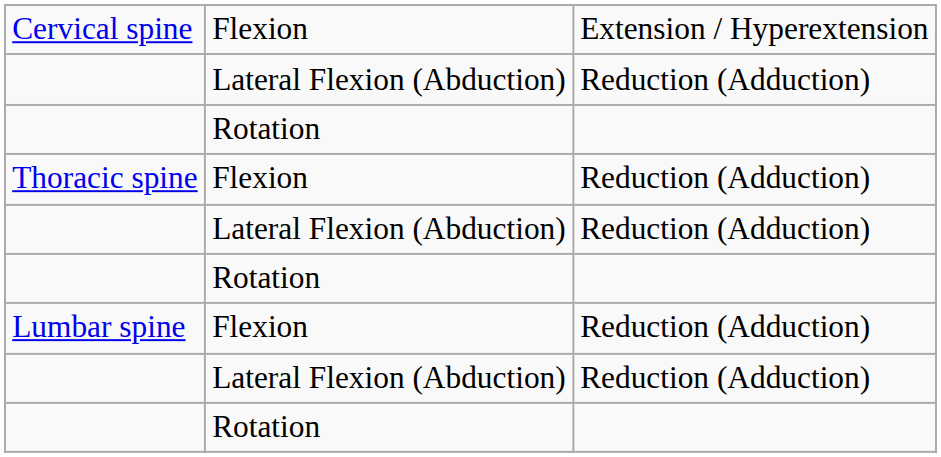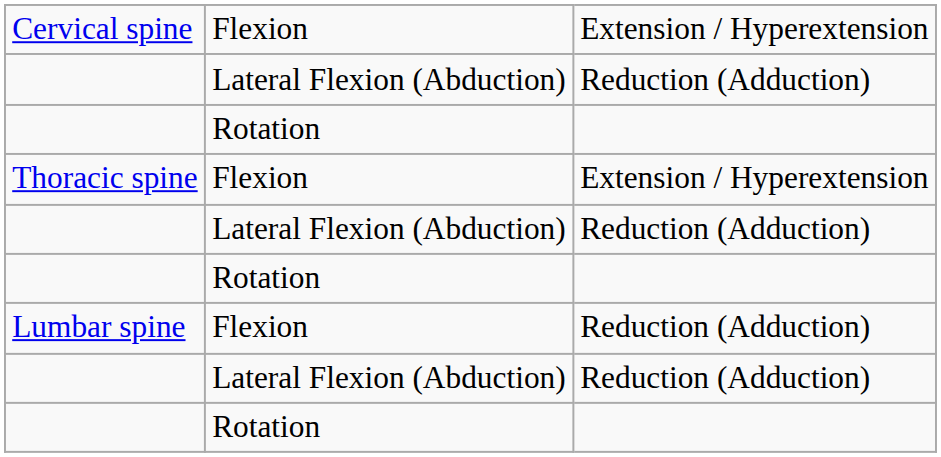(725, 178) Reduction (Adduction) -> (754, 178) Extension / Hyperextension
